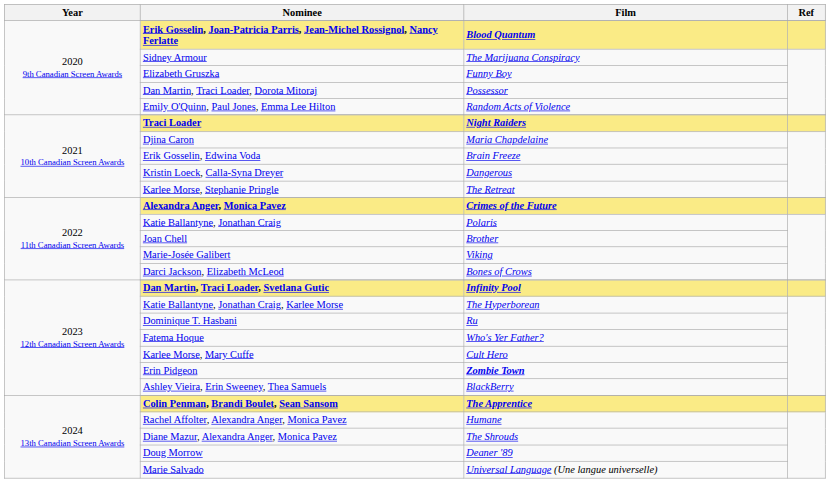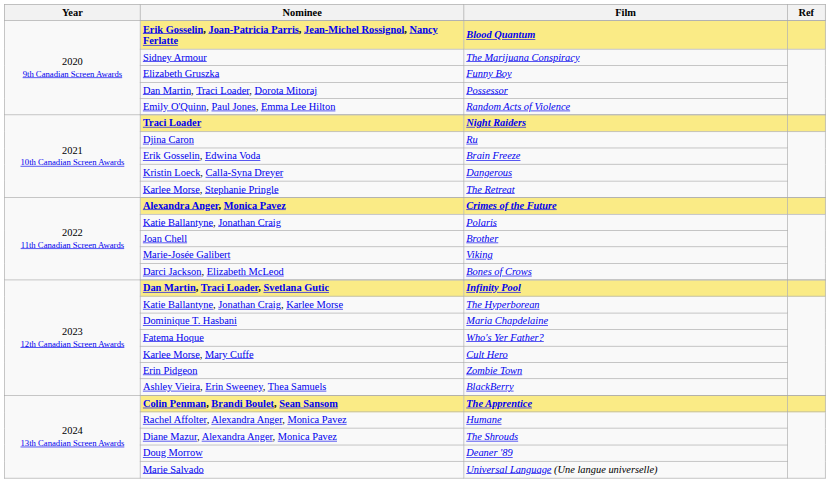(507, 139) Maria Chapdelaine -> (472, 139) Ru
(472, 321) Ru -> (507, 321) Maria Chapdelaine
(495, 370) bold -> (494, 370) normal
